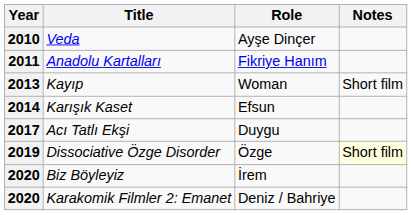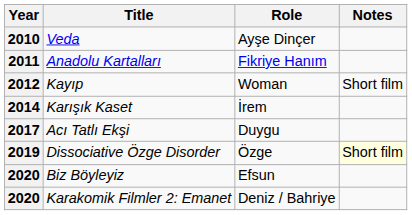(24, 84) 2013 -> (24, 84) 2012
(256, 107) Efsun -> (252, 107) İrem
(252, 175) İrem -> (256, 175) Efsun
